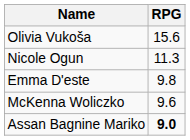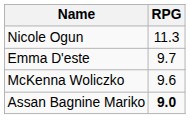- row: (49, 37)
(167, 80) 9.8 -> (167, 59) 9.7
